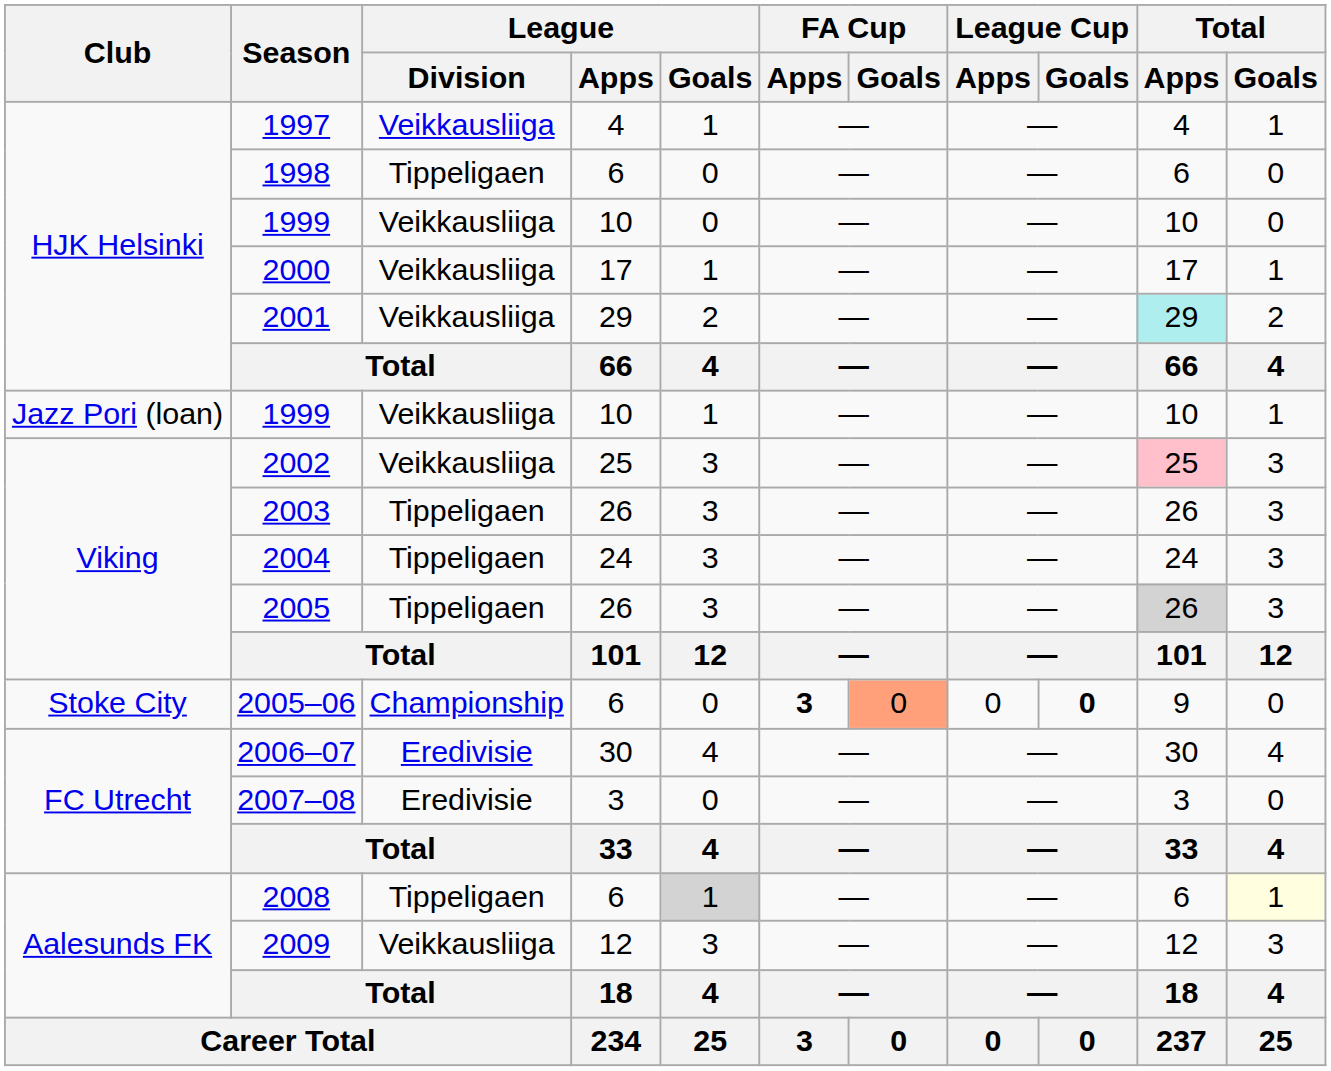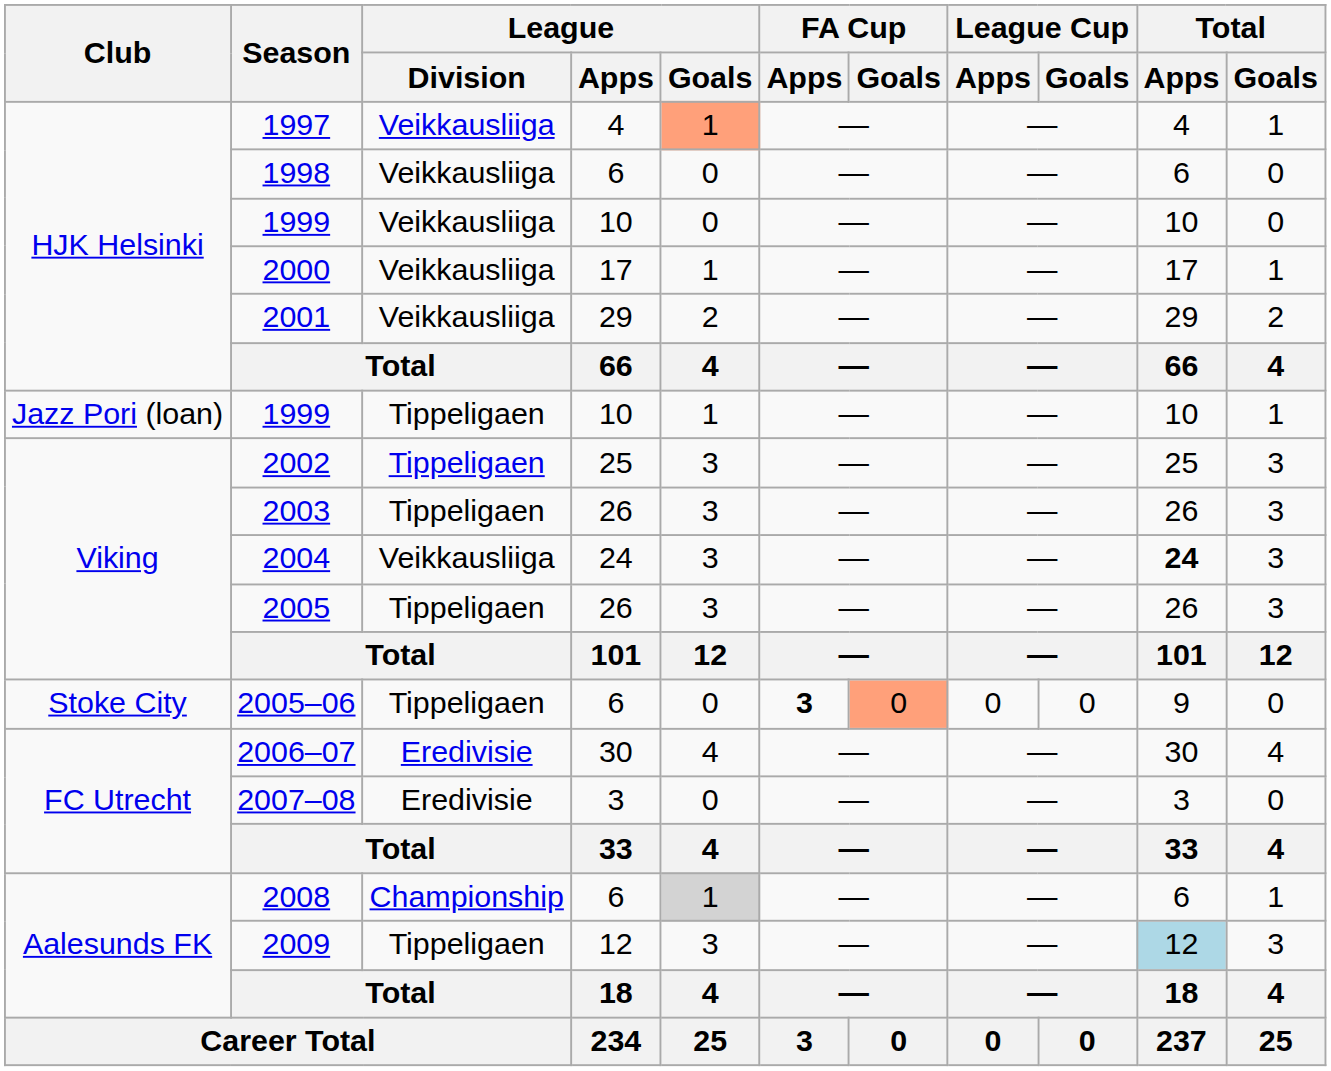(710, 125) no background -> (710, 125) lightsalmon background
(467, 173) Tippeligaen -> (467, 173) Veikkausliiga
(1181, 317) paleturquoise background -> (1181, 317) no background
(467, 414) Veikkausliiga -> (467, 414) Tippeligaen
(467, 462) Veikkausliiga -> (467, 462) Tippeligaen
(1181, 462) pink background -> (1181, 462) no background
(467, 558) Tippeligaen -> (467, 558) Veikkausliiga
(1181, 558) normal -> (1181, 558) bold
(1181, 607) lightgrey background -> (1181, 607) no background
(467, 703) Championship -> (467, 703) Tippeligaen
(1087, 703) bold -> (1087, 703) normal
(467, 896) Tippeligaen -> (467, 896) Championship
(1276, 896) lightyellow background -> (1276, 896) no background
(467, 944) Veikkausliiga -> (467, 944) Tippeligaen
(1181, 944) no background -> (1181, 944) lightblue background
